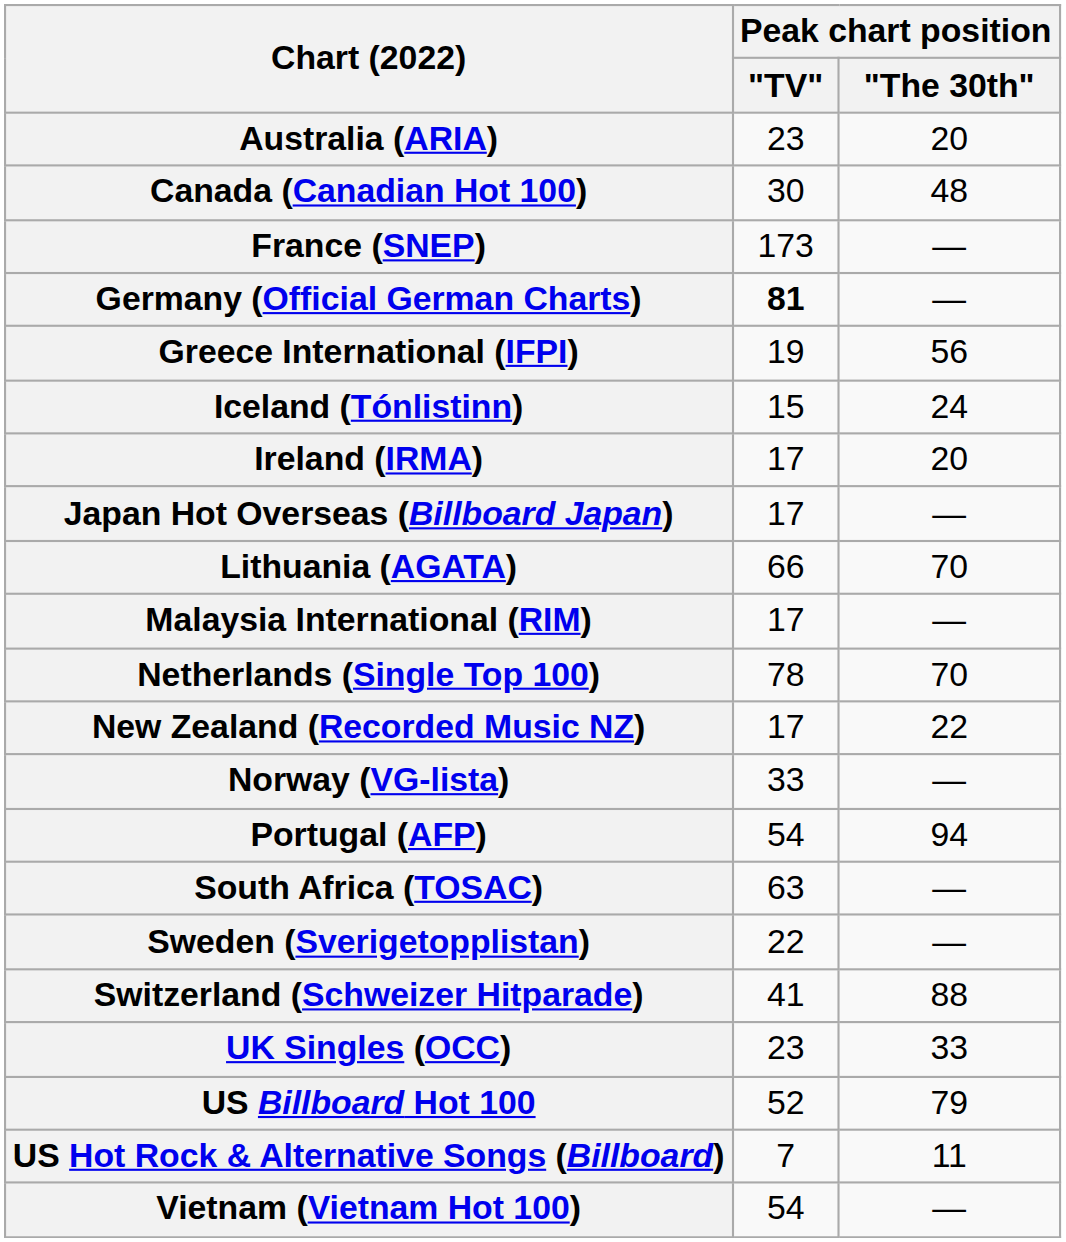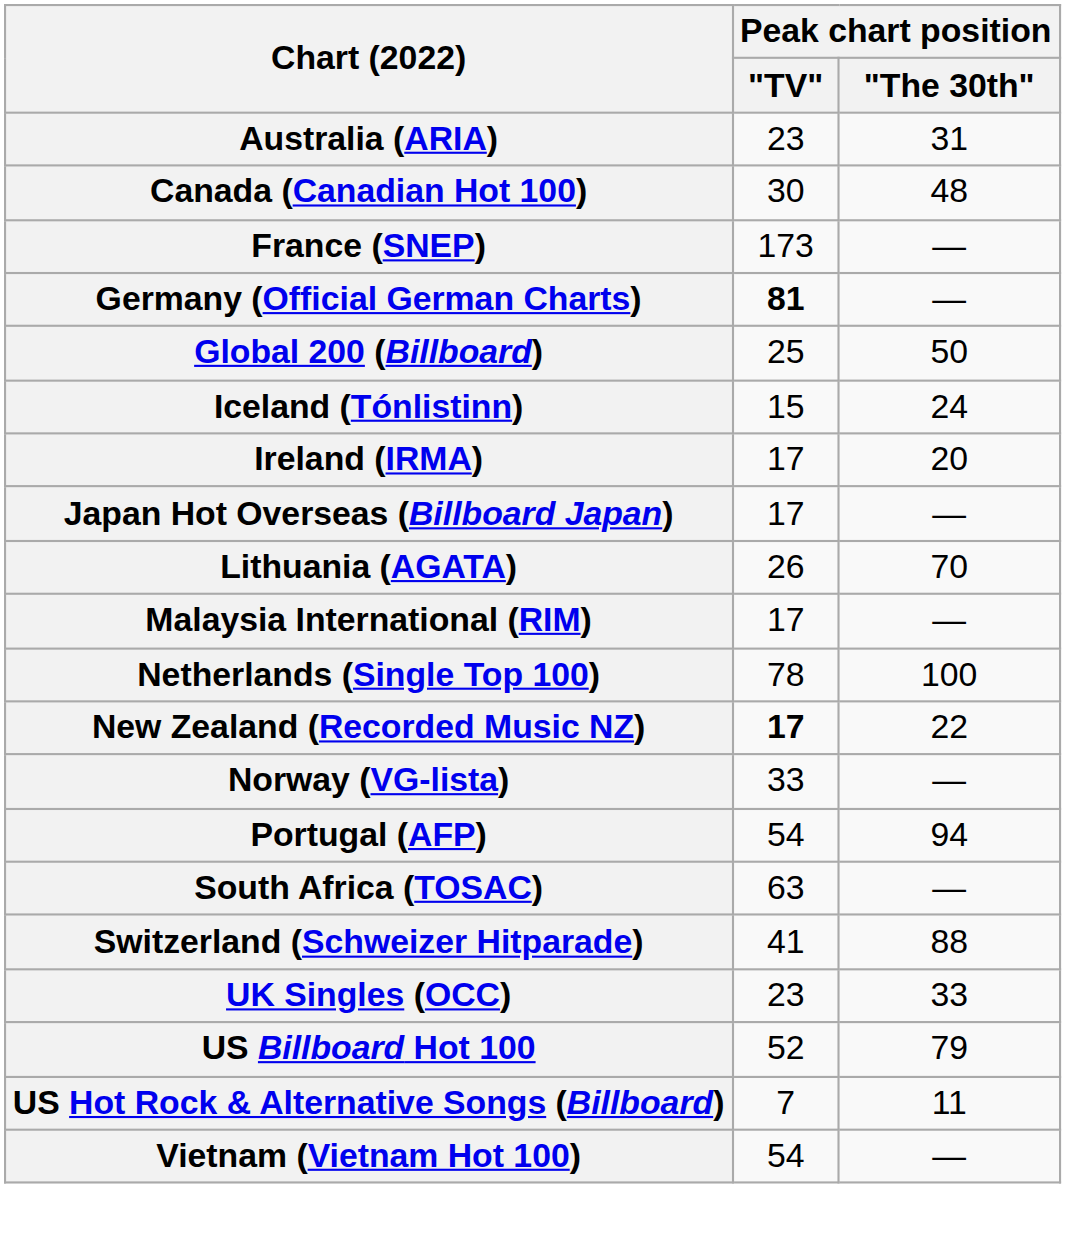(949, 138) 20 -> (949, 138) 31
+ row: (369, 352)
- row: (369, 352)
(786, 566) 66 -> (786, 566) 26
(949, 673) 70 -> (949, 673) 100
(786, 727) normal -> (786, 727) bold
- row: (369, 941)
